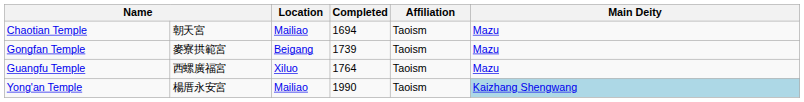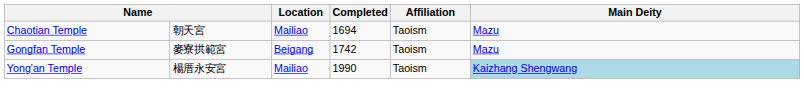(344, 50) 1739 -> (344, 50) 1742
- row: (46, 69)
